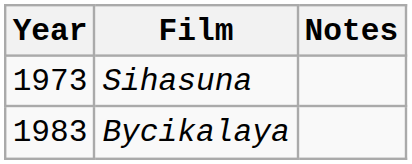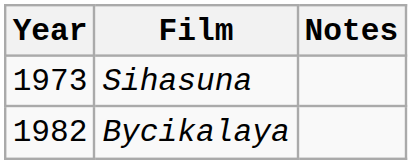(50, 132) 1983 -> (50, 132) 1982
